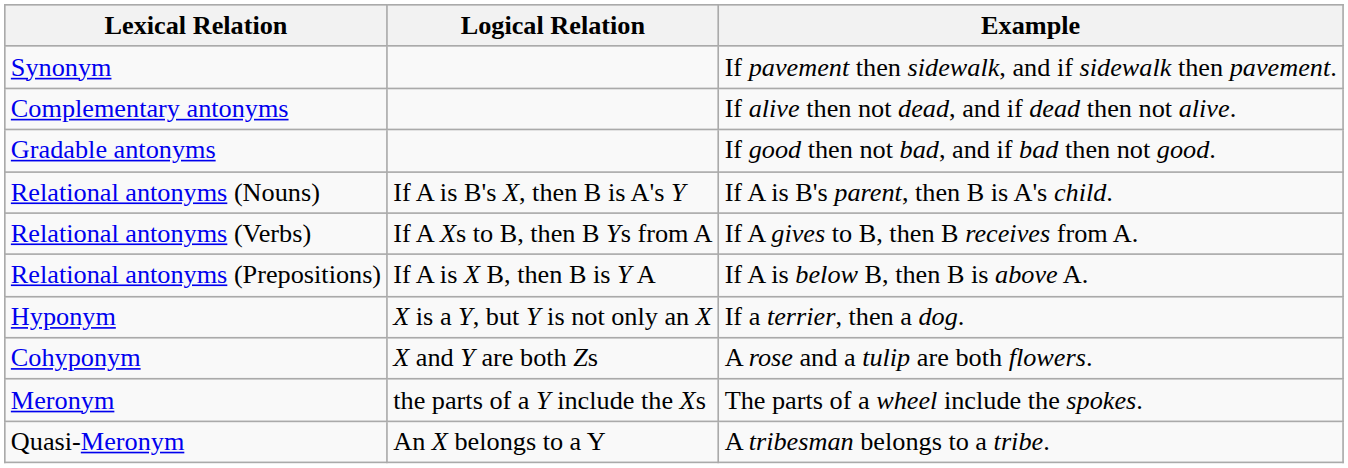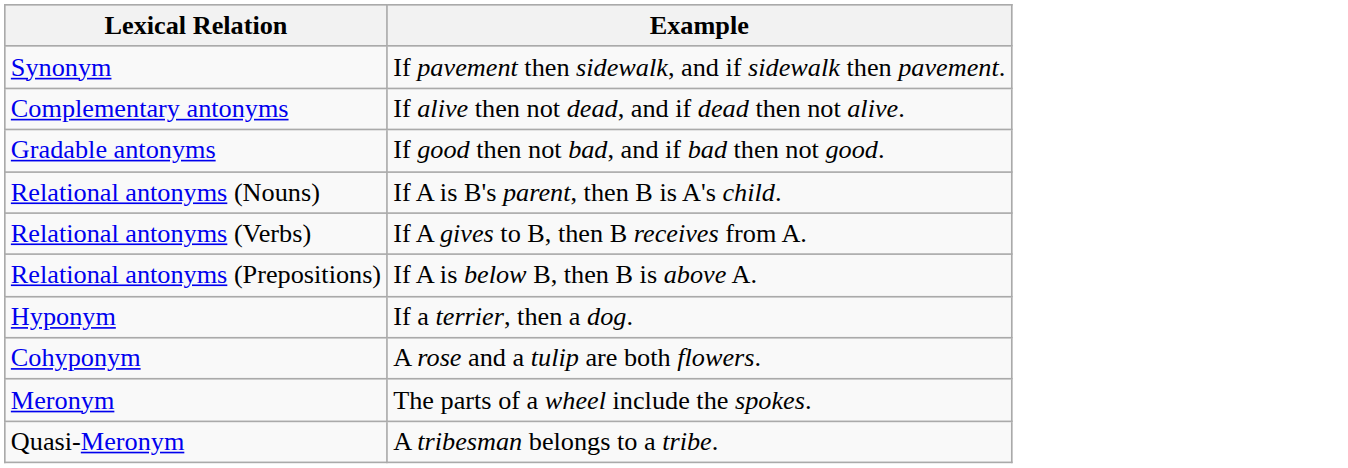- column: (553, 25)
